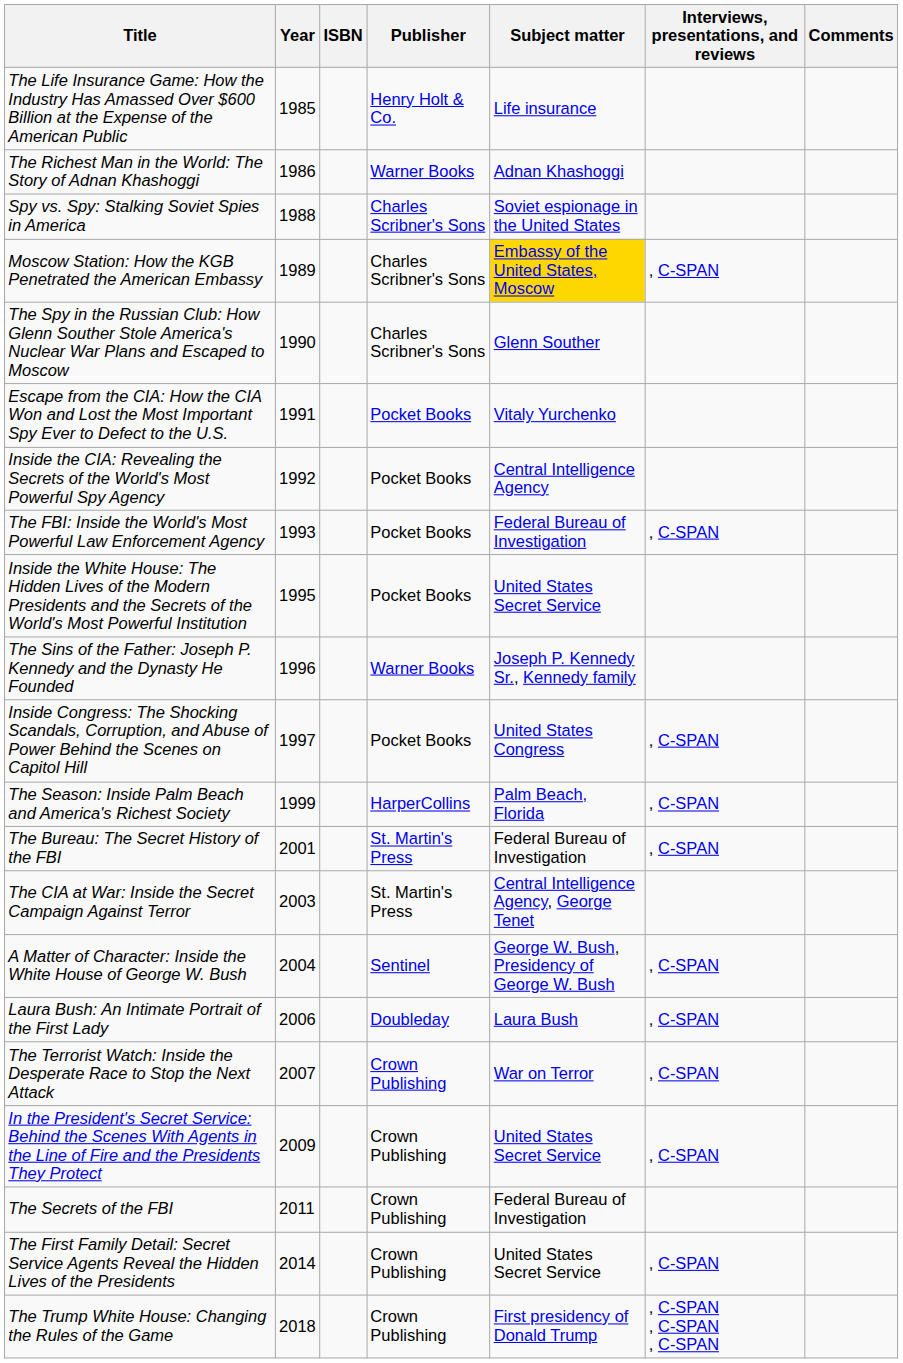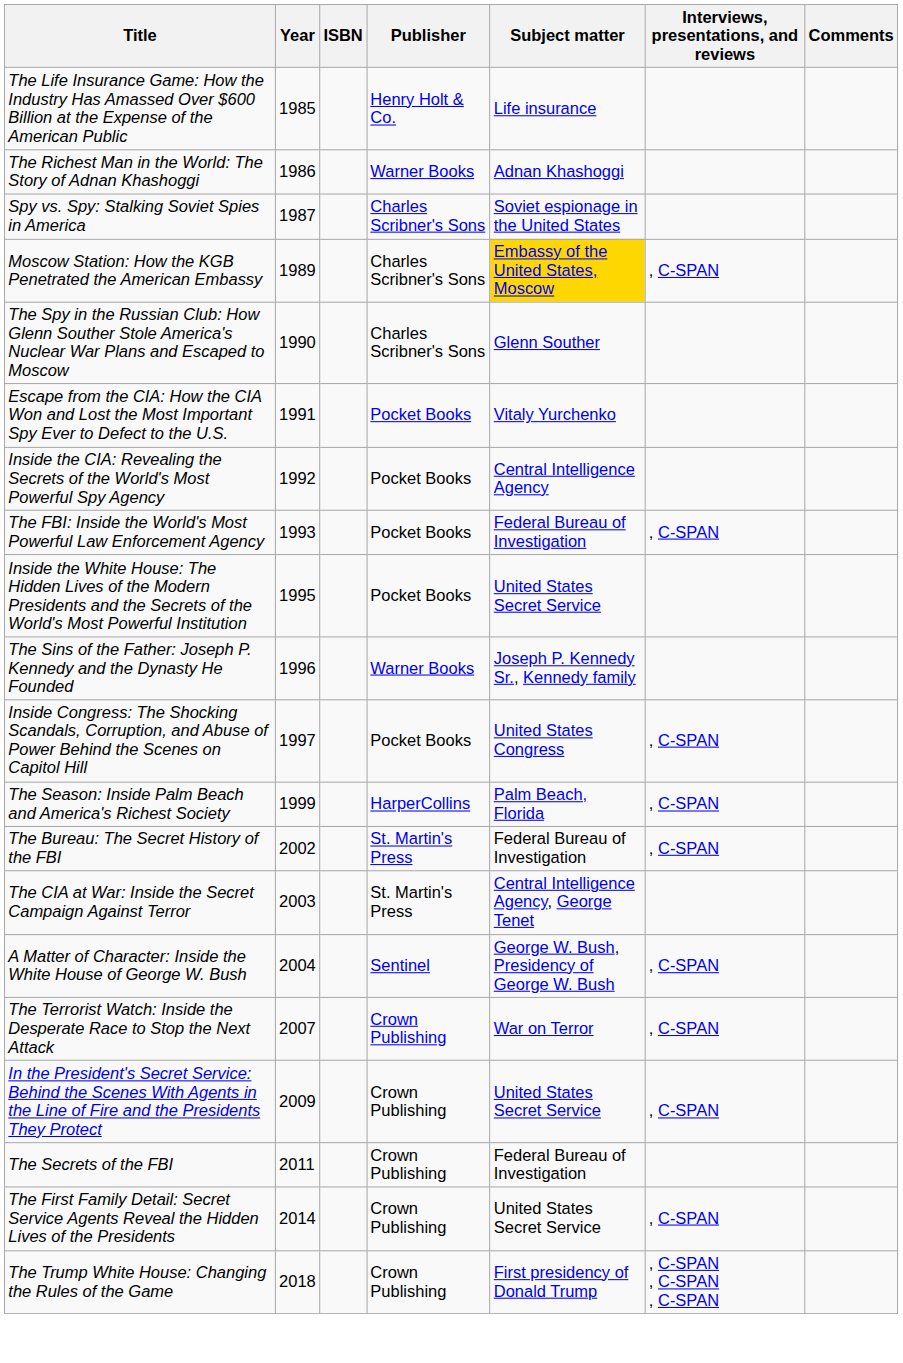(297, 216) 1988 -> (297, 216) 1987
(297, 848) 2001 -> (297, 848) 2002
- row: (134, 1019)
